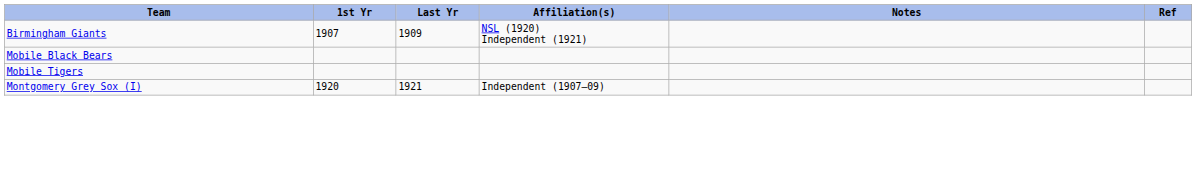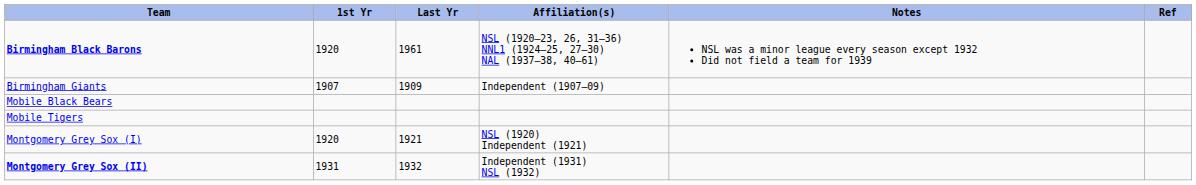+ row: (74, 49)
(534, 34) NSL (1920) Independent (1921) -> (543, 86) Independent (1907–09)
(543, 87) Independent (1907–09) -> (534, 139) NSL (1920) Independent (1921)
+ row: (77, 167)
